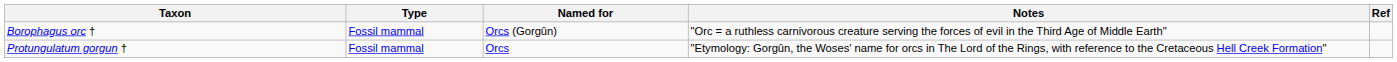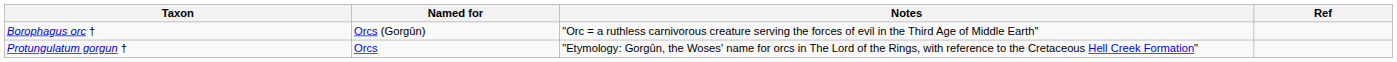- column: (414, 13)
